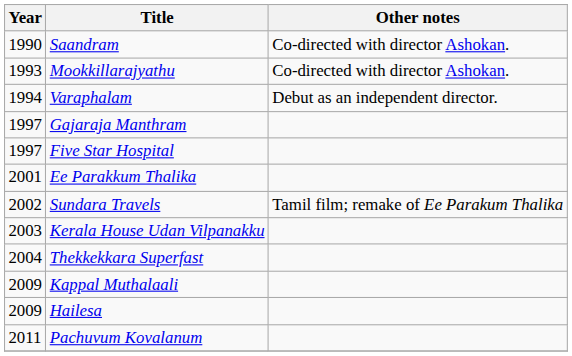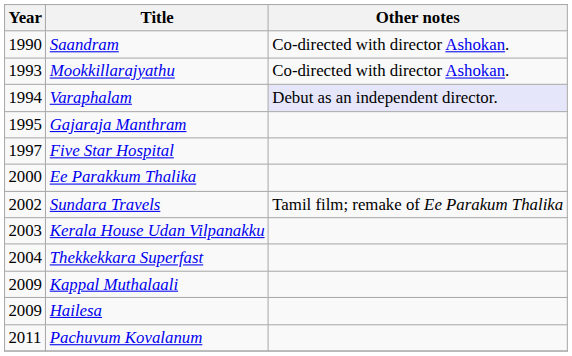(385, 97) no background -> (385, 97) lavender background
(25, 124) 1997 -> (25, 124) 1995
(25, 177) 2001 -> (25, 177) 2000
